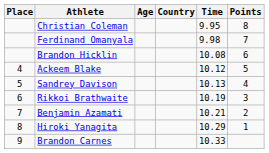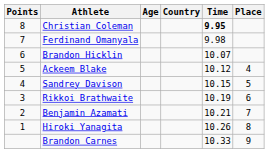columns swapped: (20, 12) <-> (246, 12)
(210, 26) normal -> (215, 26) bold
(212, 55) 10.08 -> (218, 55) 10.07
(212, 84) 10.13 -> (218, 84) 10.15
(212, 127) 10.29 -> (218, 127) 10.26
